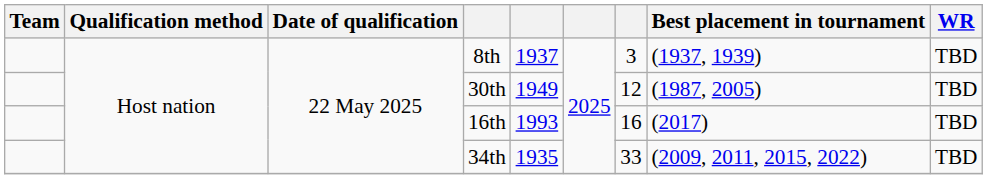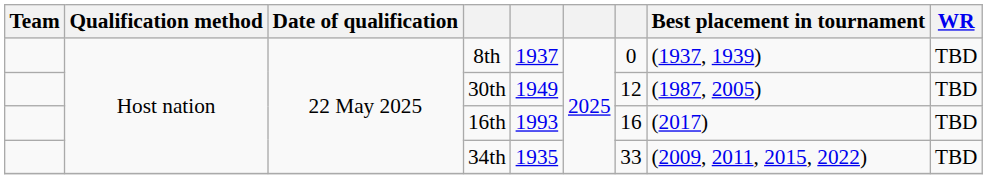(631, 55) 3 -> (631, 55) 0
